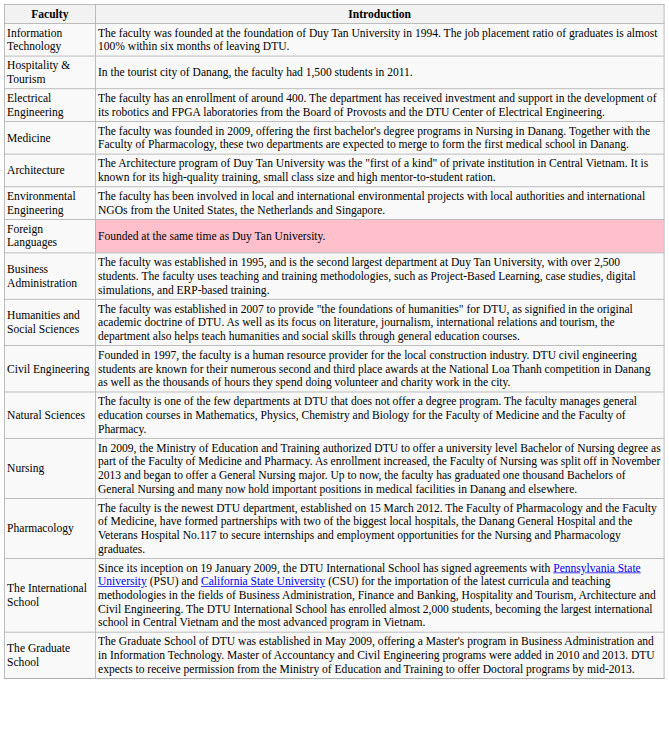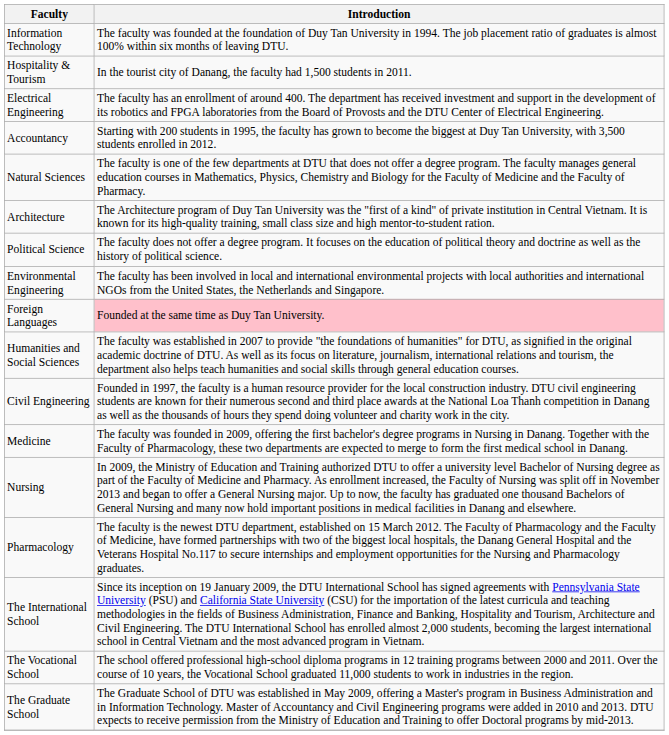+ row: (38, 138)
rows swapped: (46, 415) <-> (29, 138)
+ row: (46, 250)
- row: (42, 276)
+ row: (42, 667)
